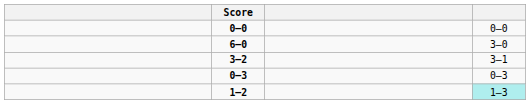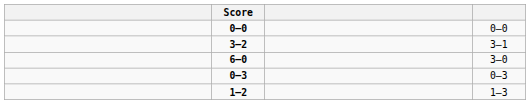rows swapped: (238, 44) <-> (238, 60)
(499, 92) paleturquoise background -> (499, 92) no background
